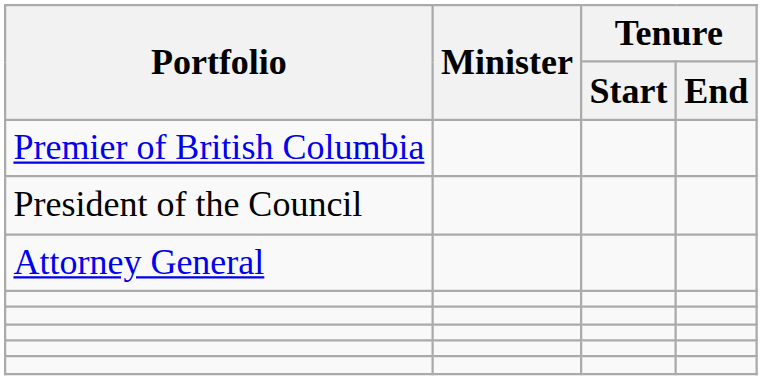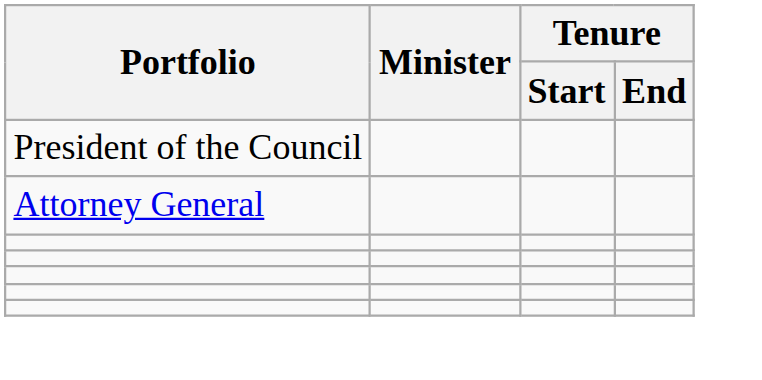- row: (219, 147)
